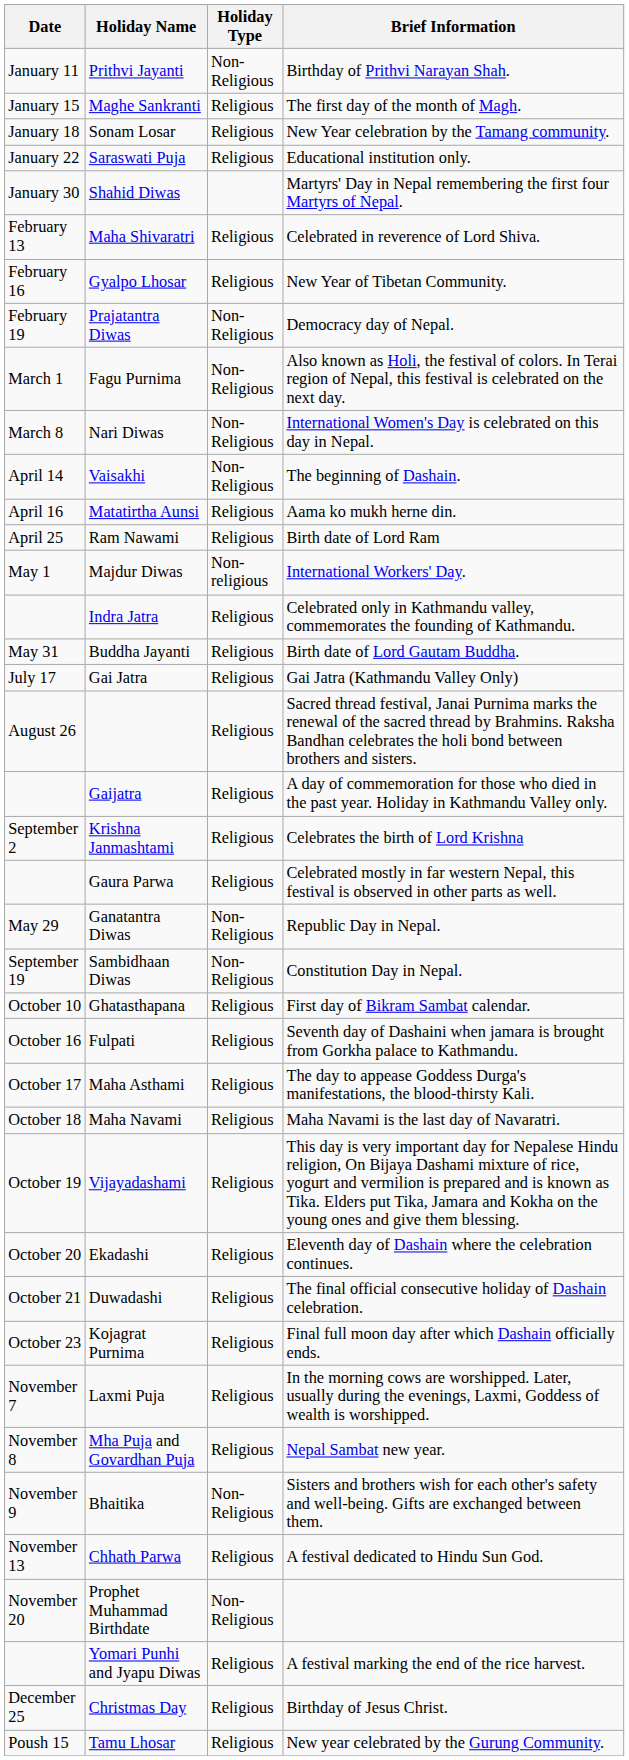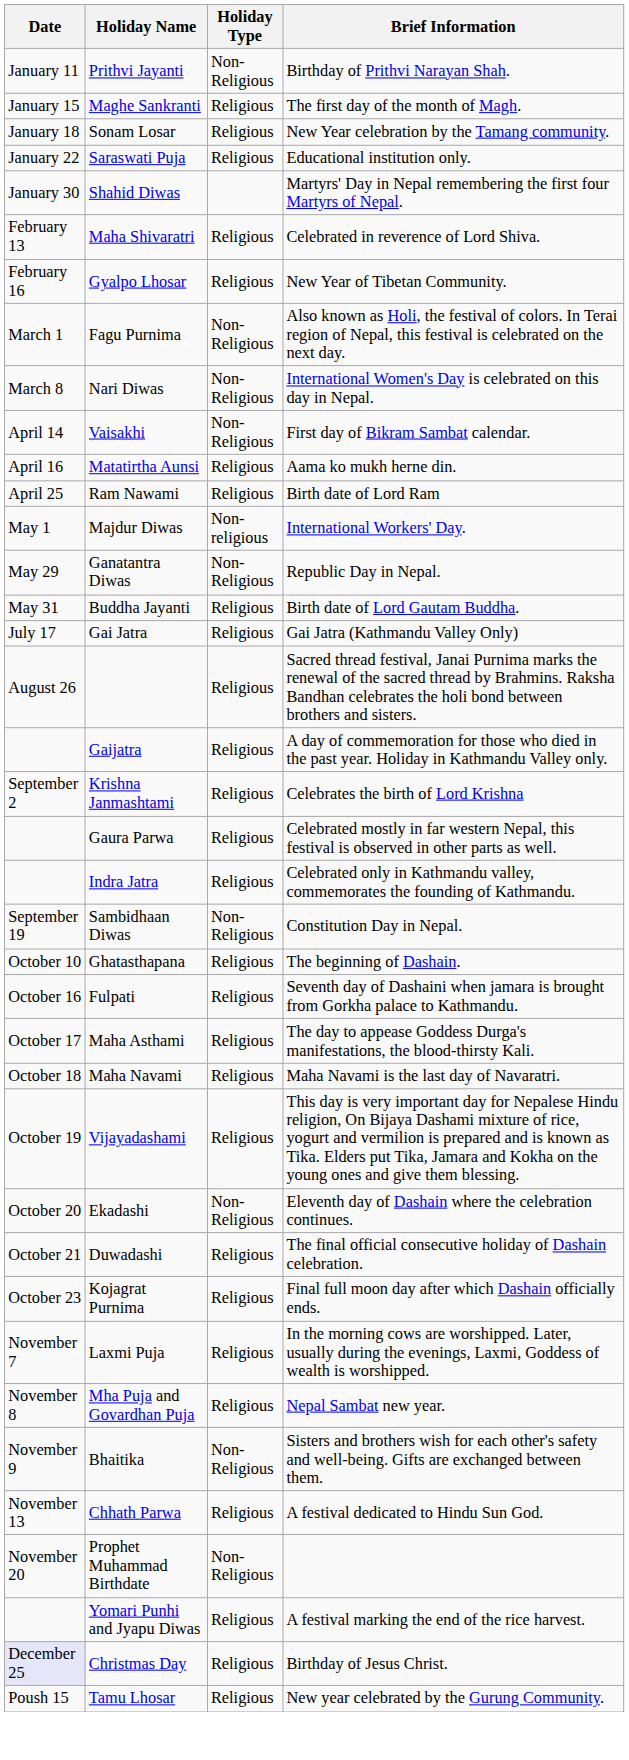- row: (124, 325)
(373, 476) The beginning of Dashain. -> (408, 432) First day of Bikram Sambat calendar.
rows swapped: (125, 926) <-> (124, 616)
(408, 1005) First day of Bikram Sambat calendar. -> (373, 961) The beginning of Dashain.
(242, 1254) Religious -> (242, 1210) Non-Religious
(42, 1707) no background -> (42, 1663) lavender background
